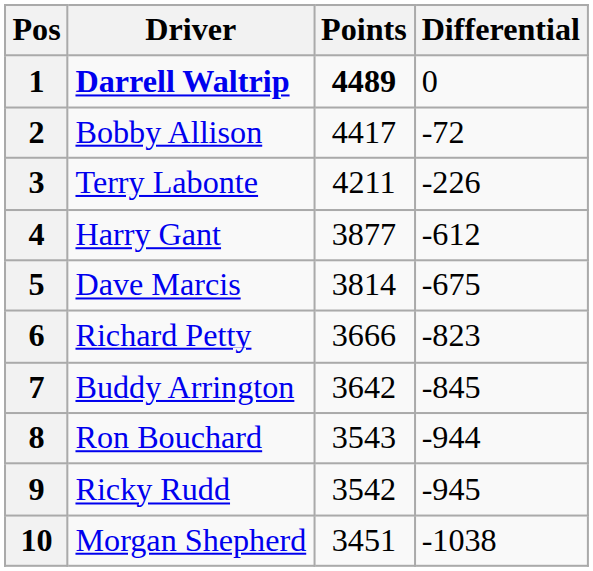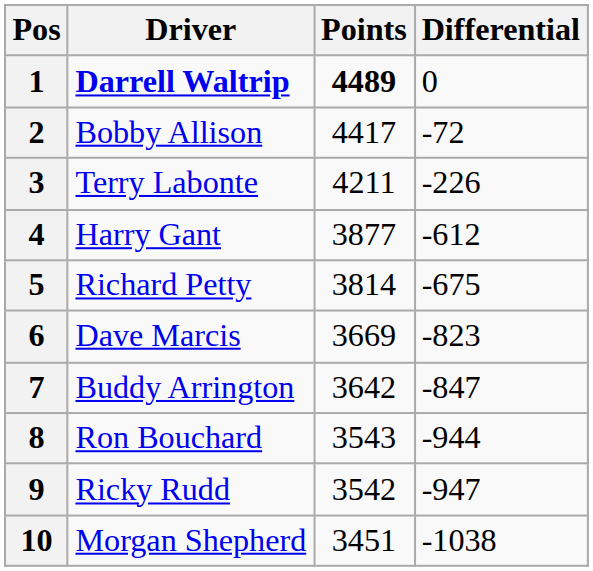(158, 285) Dave Marcis -> (163, 285) Richard Petty
(163, 336) Richard Petty -> (158, 336) Dave Marcis
(364, 336) 3666 -> (364, 336) 3669
(451, 387) -845 -> (451, 387) -847
(451, 489) -945 -> (451, 489) -947
